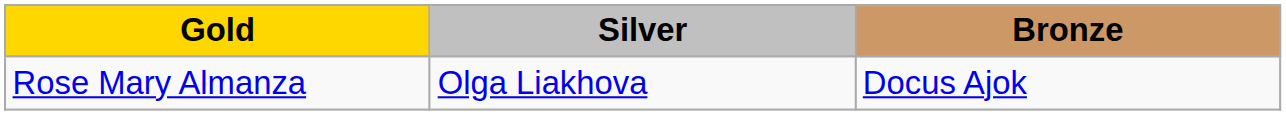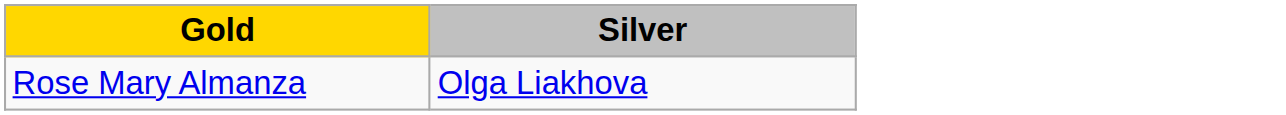- column: (1068, 30)
